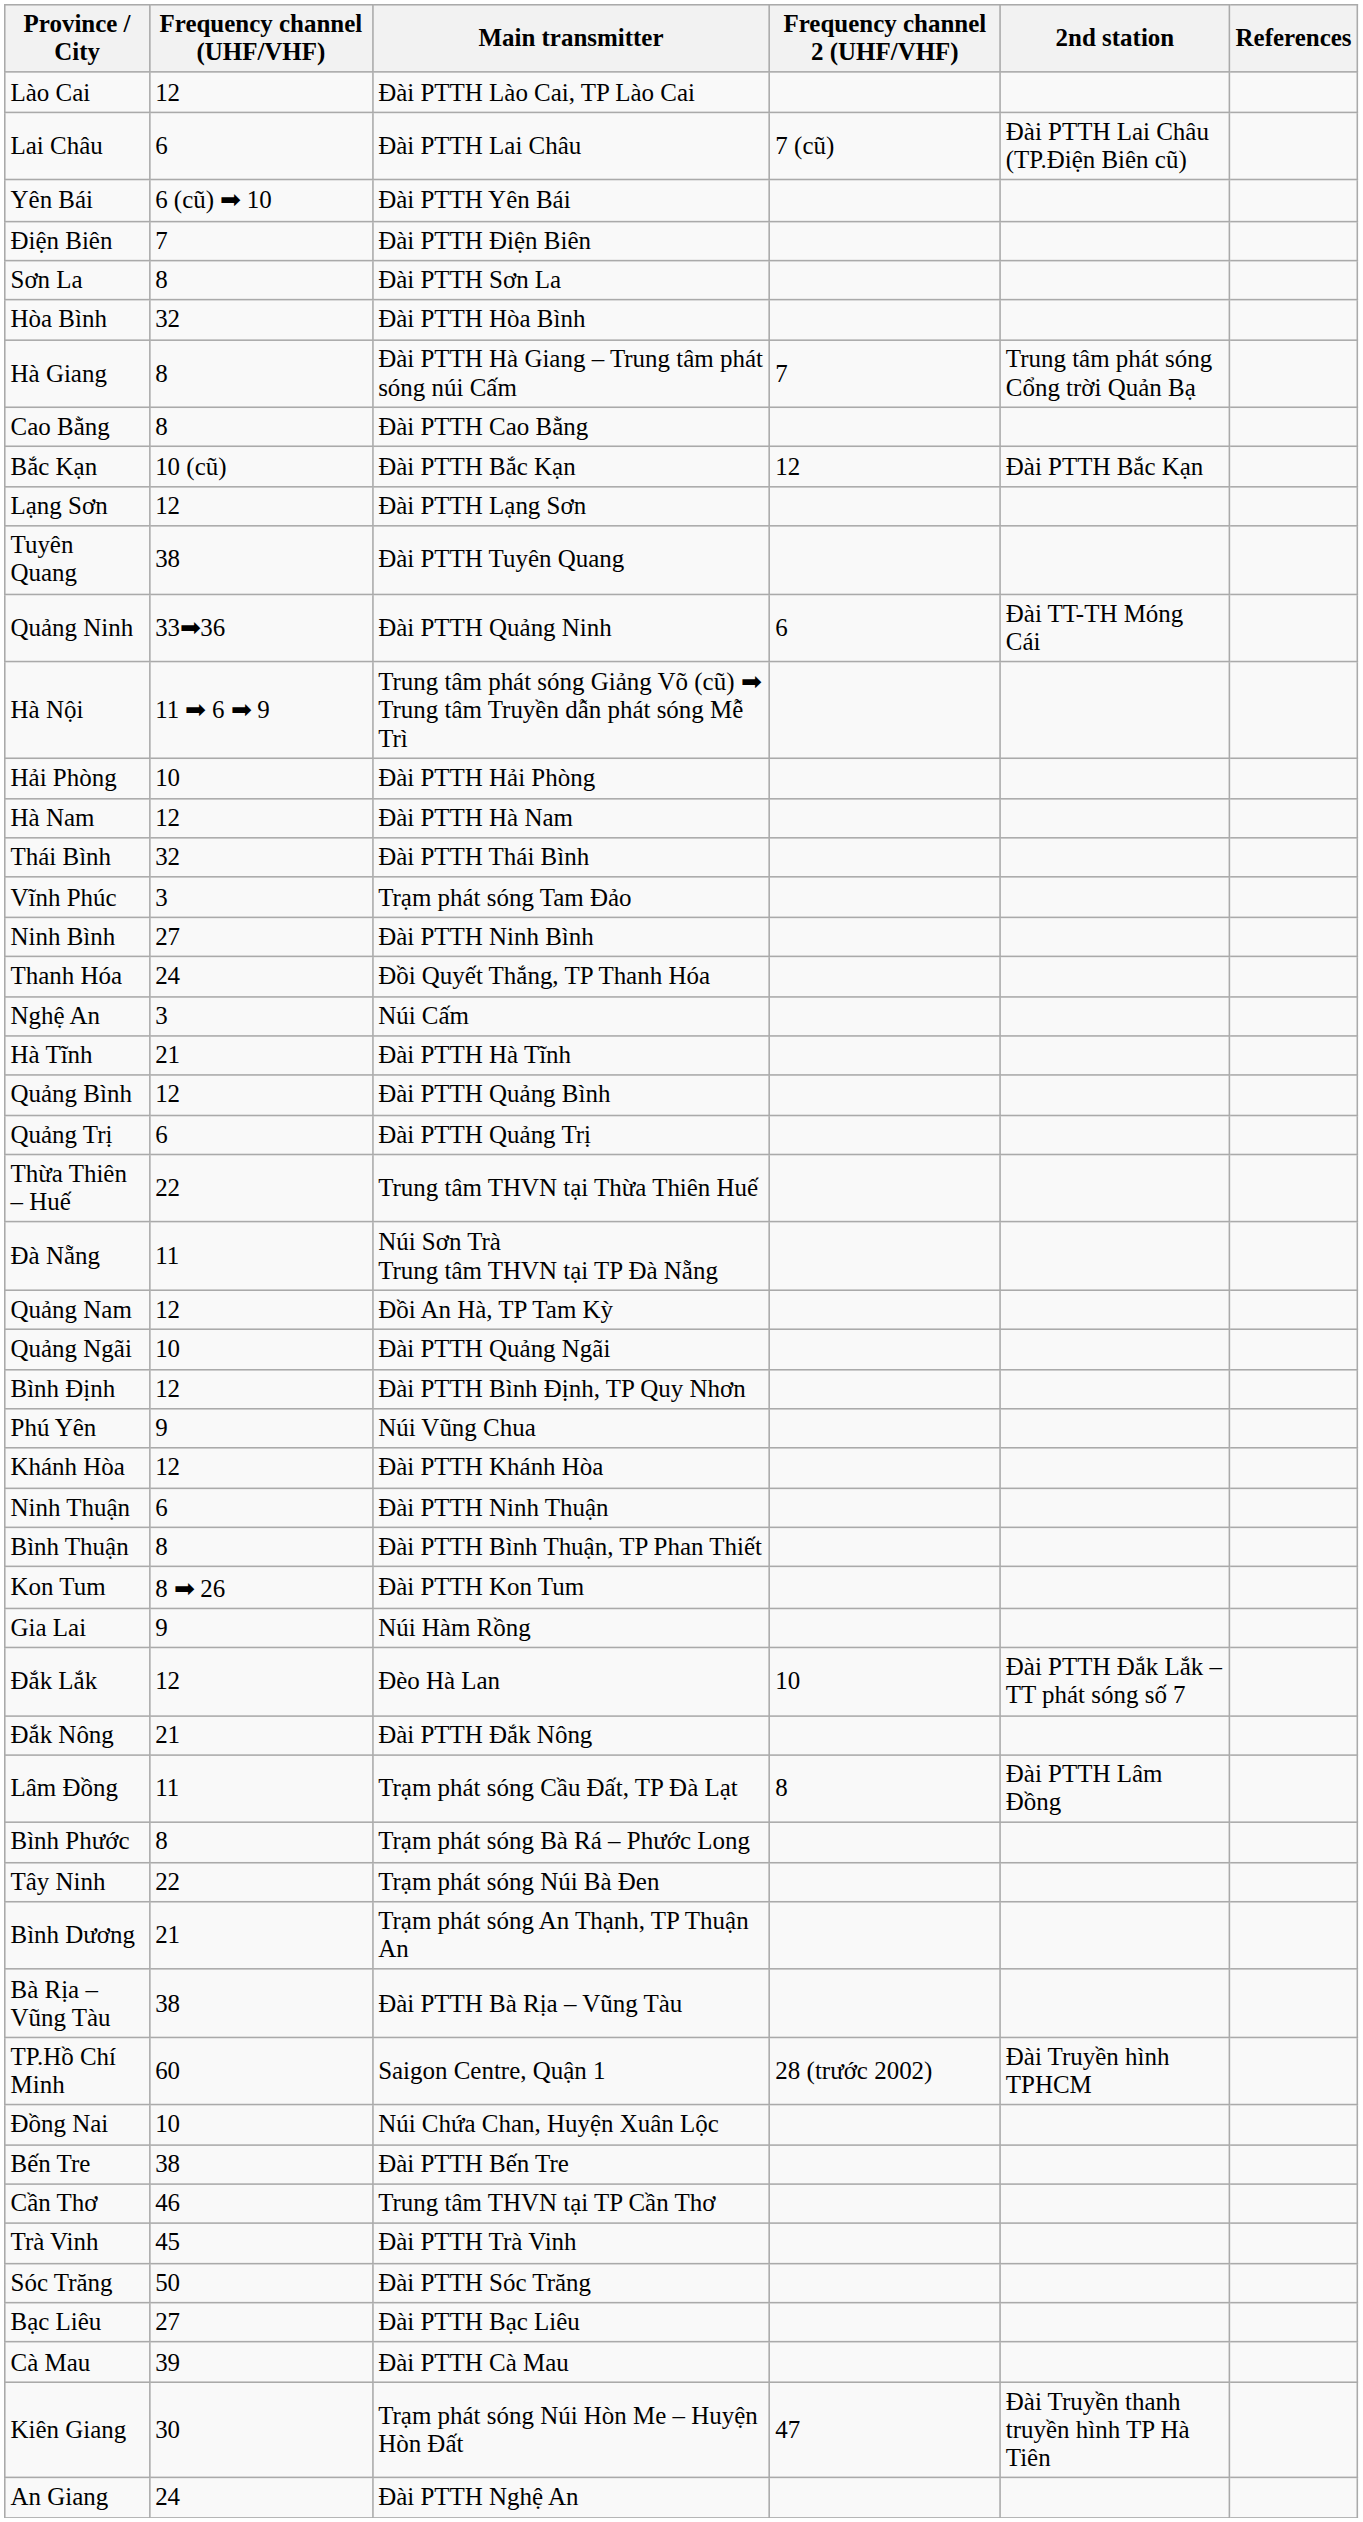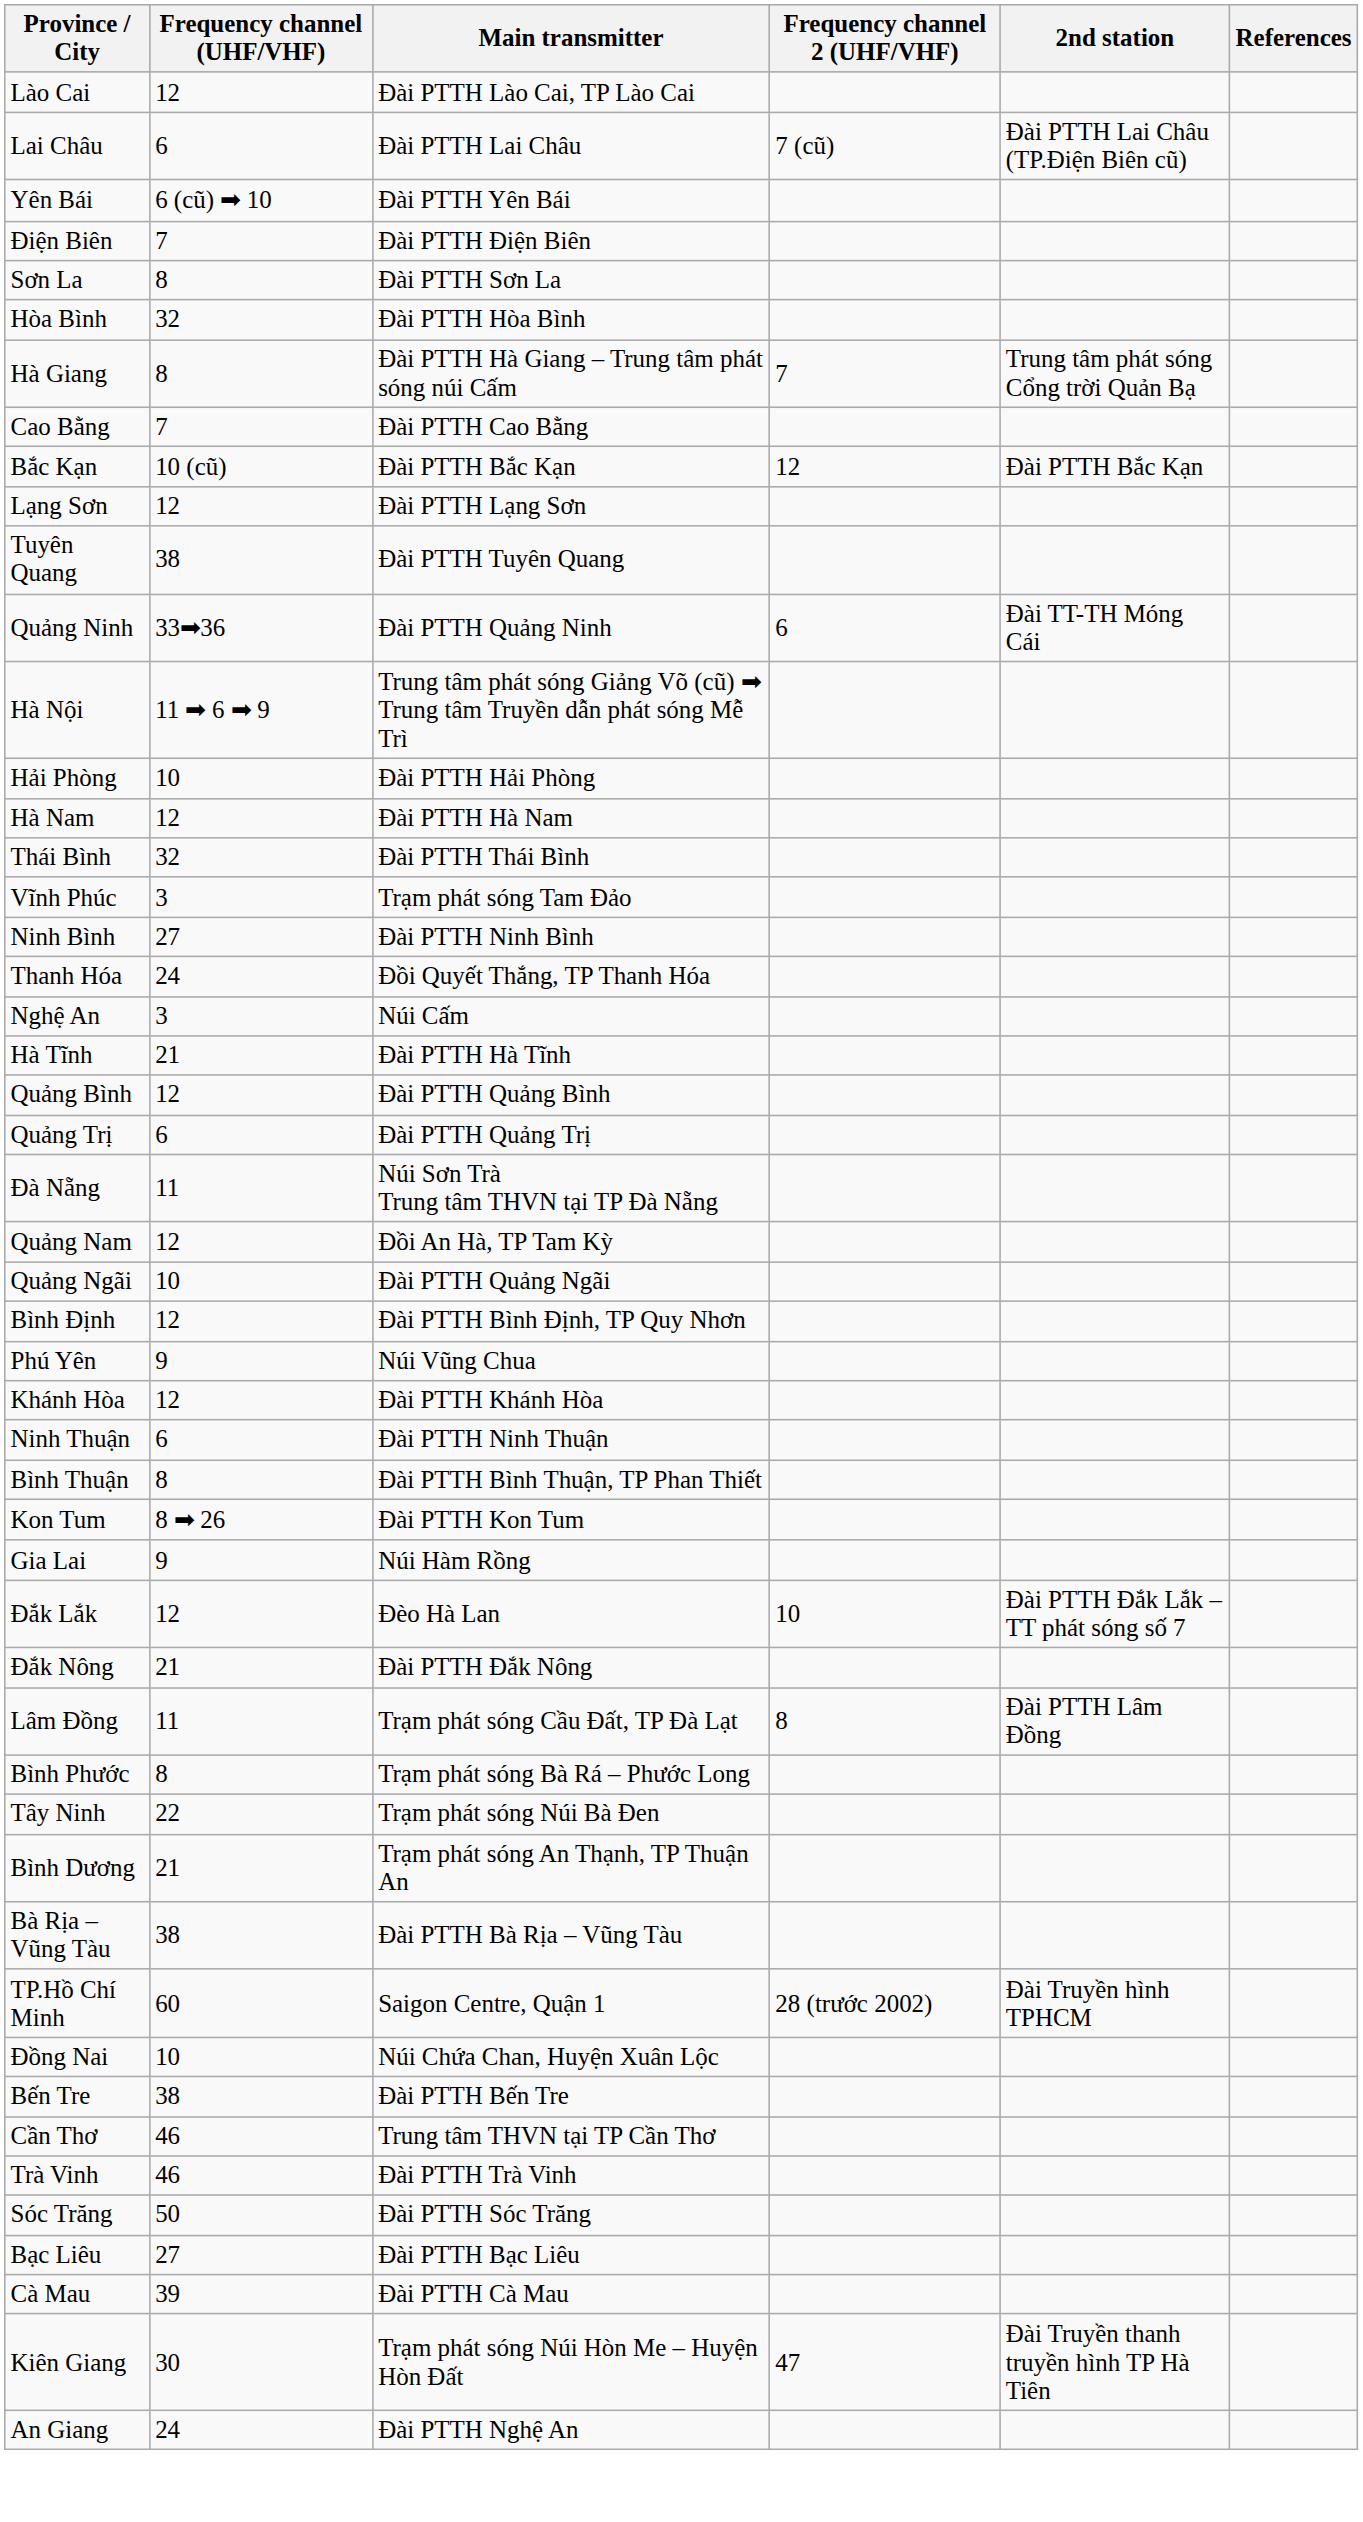(161, 426) 8 -> (161, 426) 7
- row: (69, 1188)
(168, 2243) 45 -> (168, 2175) 46
